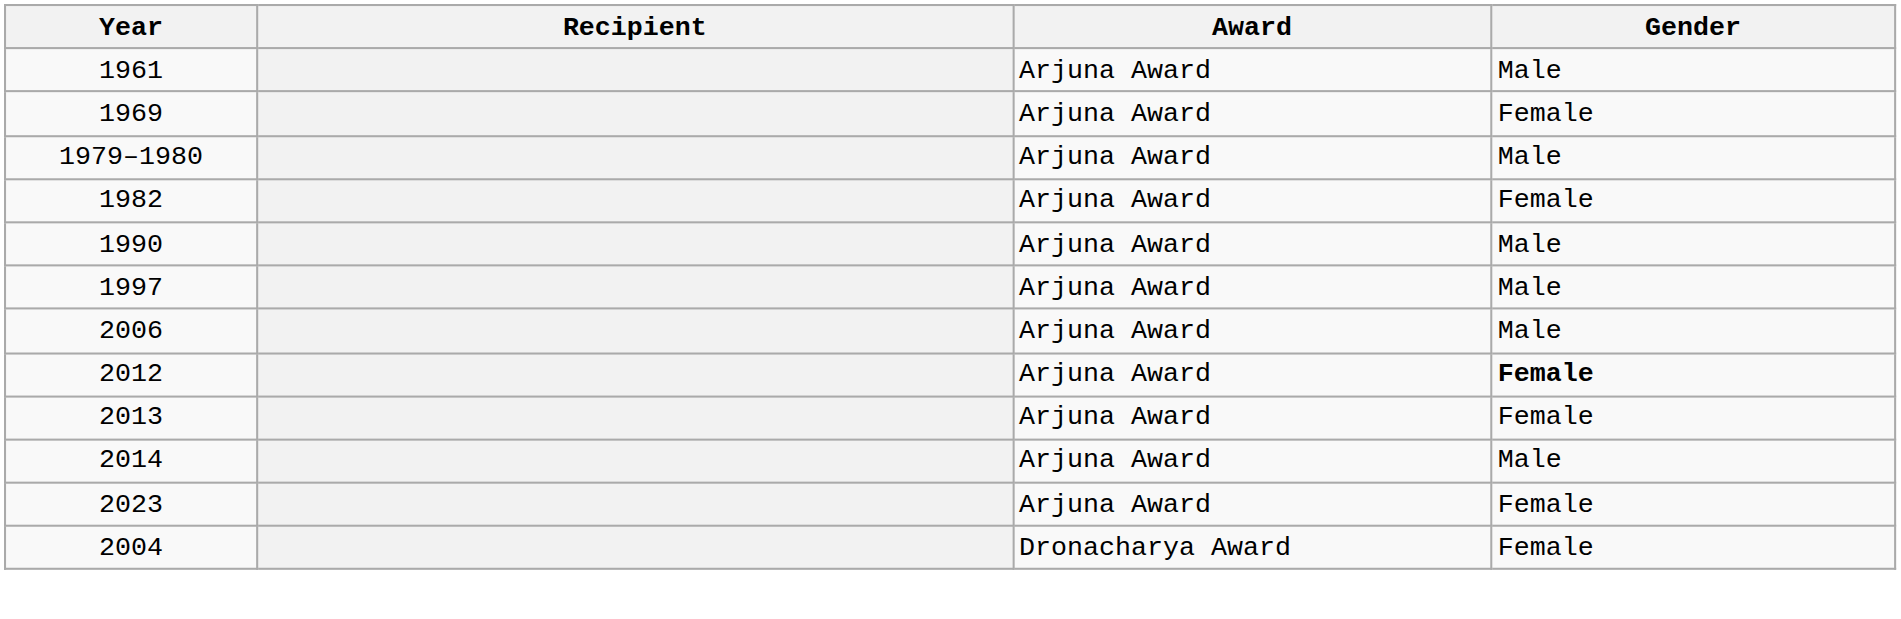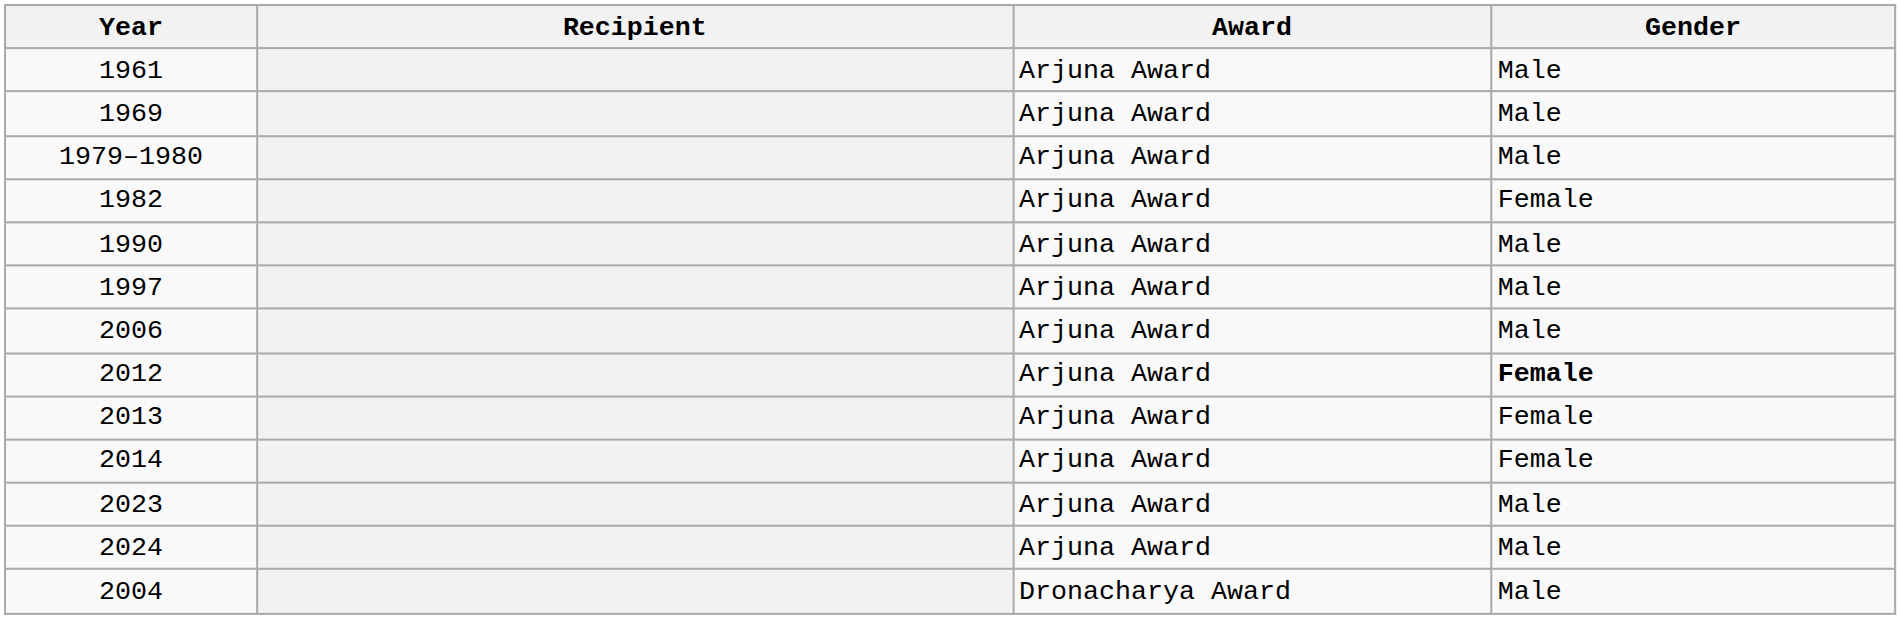(1546, 114) Female -> (1530, 114) Male
(1530, 461) Male -> (1546, 461) Female
(1546, 505) Female -> (1530, 505) Male
+ row: (131, 548)
(1546, 548) Female -> (1530, 591) Male
